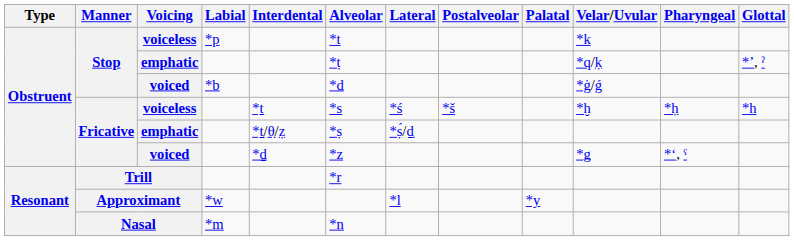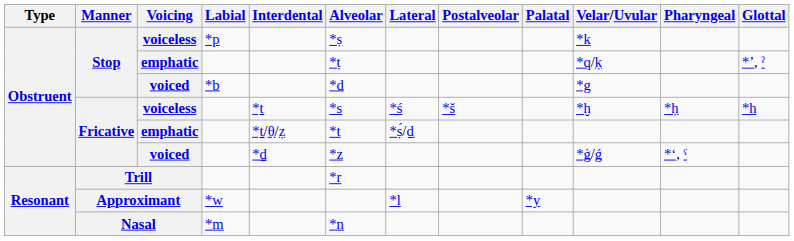(335, 39) *t -> (336, 39) *ṣ
(589, 85) *ġ/ǵ -> (583, 85) *g
(336, 131) *ṣ -> (335, 131) *t
(583, 154) *g -> (589, 154) *ġ/ǵ
